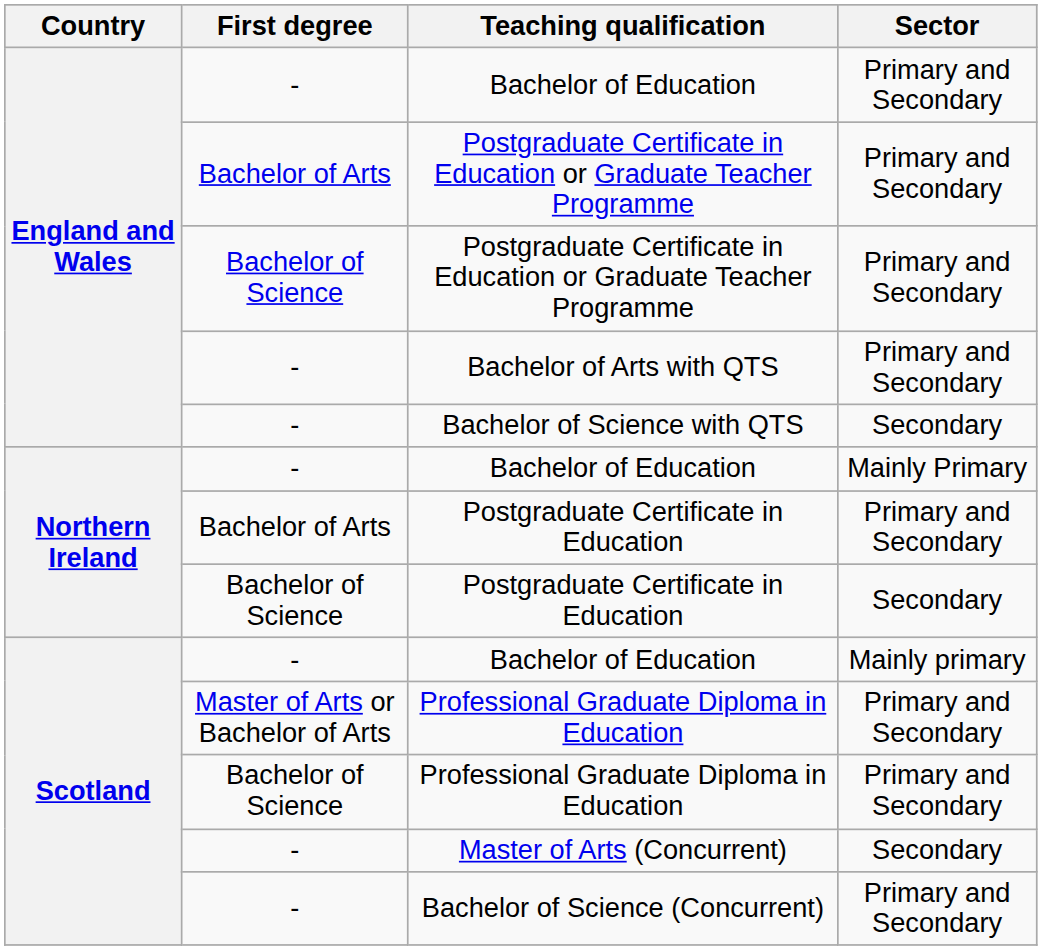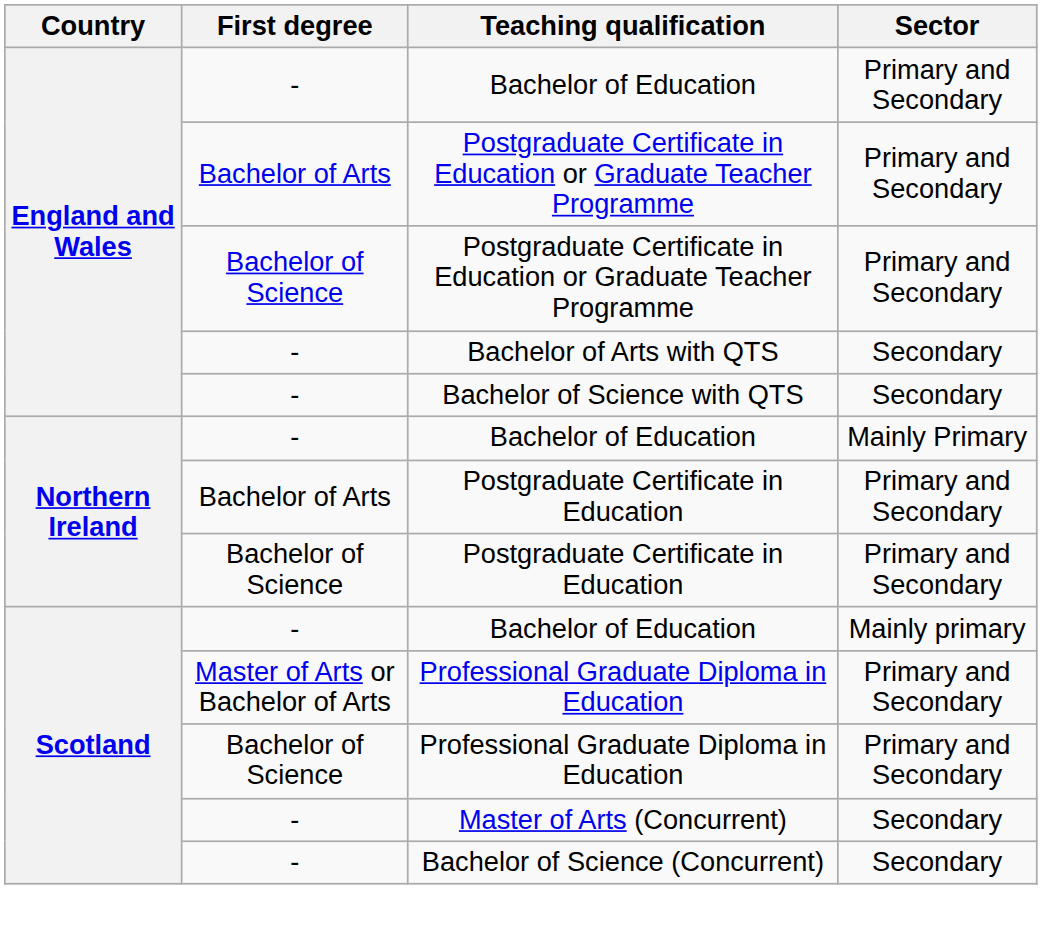(937, 366) Primary and Secondary -> (937, 351) Secondary
(937, 600) Secondary -> (937, 570) Primary and Secondary
(937, 908) Primary and Secondary -> (937, 862) Secondary
